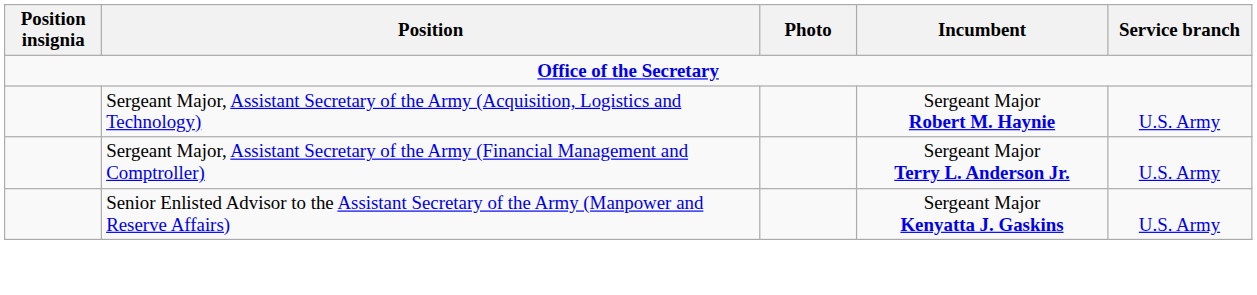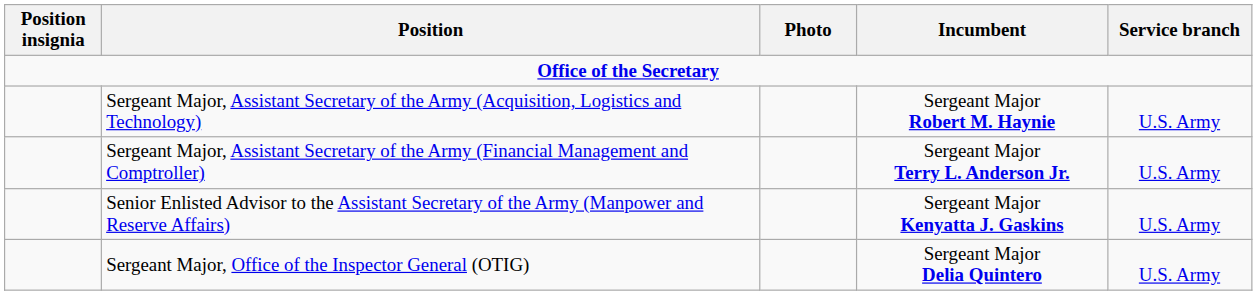+ row: (318, 264)
